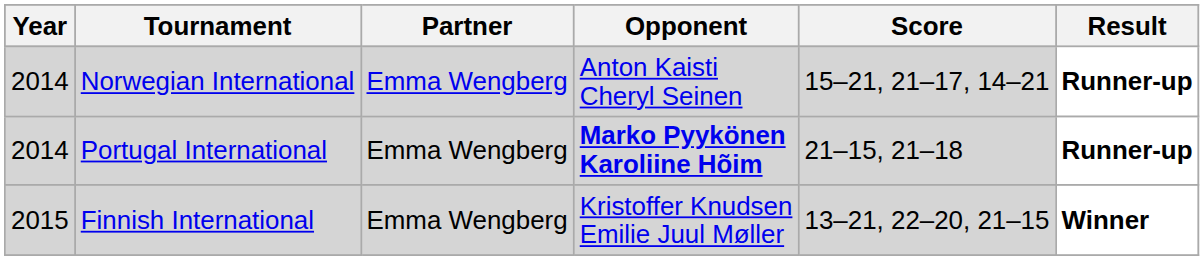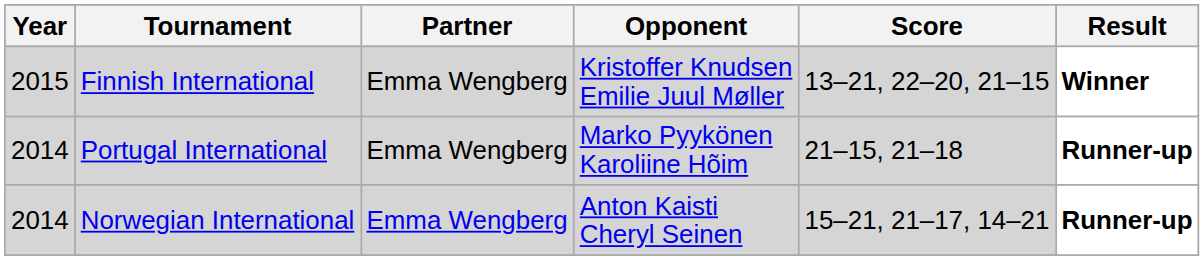rows swapped: (218, 81) <-> (197, 221)
(683, 151) bold -> (676, 151) normal
